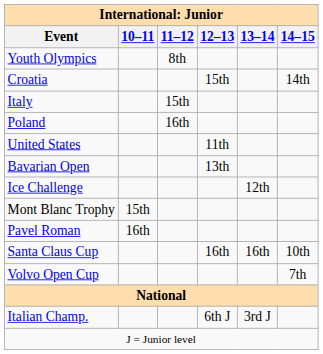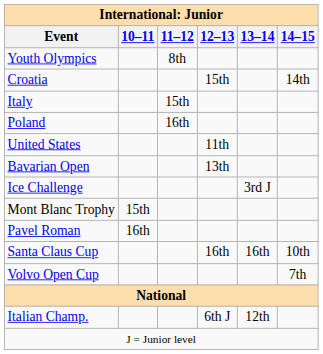(257, 187) 12th -> (257, 187) 3rd J
(257, 317) 3rd J -> (257, 317) 12th
